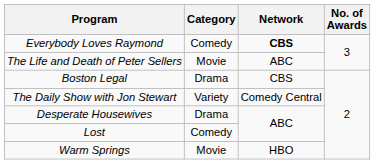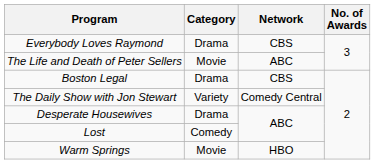(211, 43) Comedy -> (211, 43) Drama
(281, 43) bold -> (281, 43) normal
